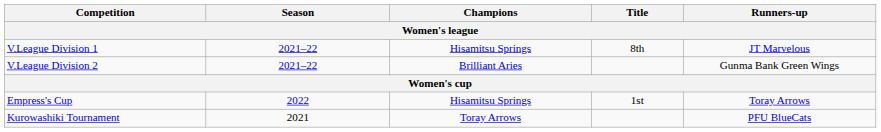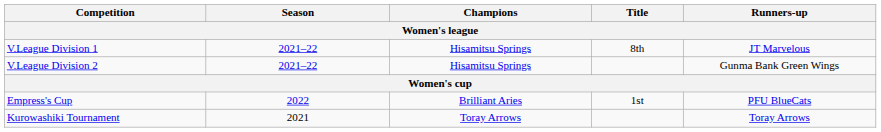(491, 65) Brilliant Aries -> (491, 65) Hisamitsu Springs
(491, 100) Hisamitsu Springs -> (491, 100) Brilliant Aries
(779, 100) Toray Arrows -> (779, 100) PFU BlueCats
(779, 118) PFU BlueCats -> (779, 118) Toray Arrows
